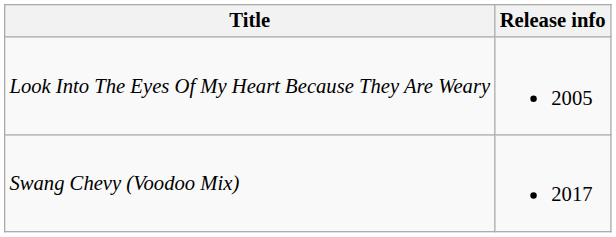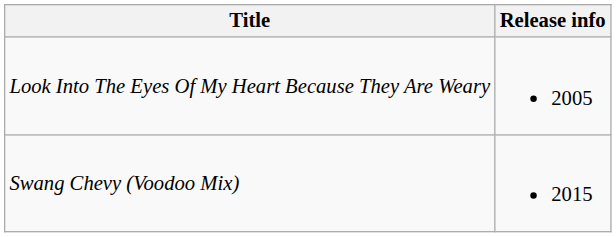(553, 195) 2017 -> (553, 195) 2015
